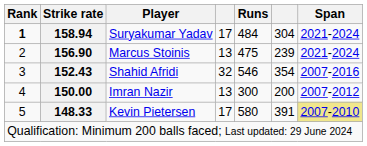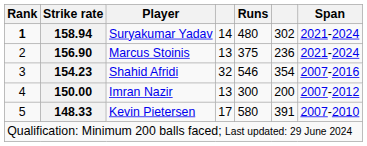(225, 33) 17 -> (225, 33) 14
(248, 33) 484 -> (248, 33) 480
(284, 33) 304 -> (284, 33) 302
(248, 53) 475 -> (248, 53) 375
(284, 53) 239 -> (284, 53) 236
(73, 72) 152.43 -> (73, 72) 154.23
(330, 111) khaki background -> (330, 111) no background
